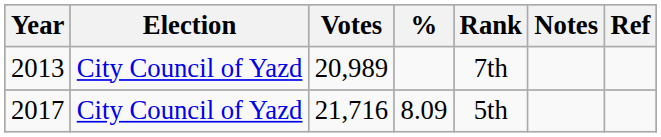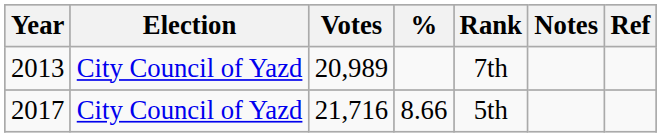(424, 110) 8.09 -> (424, 110) 8.66
